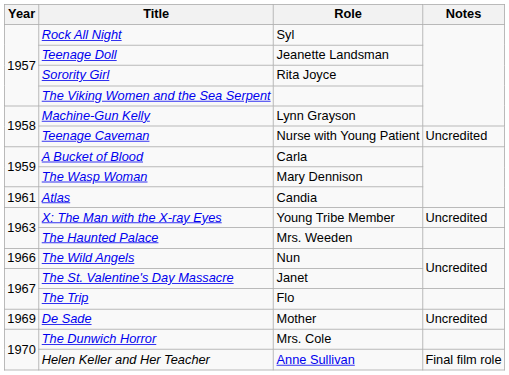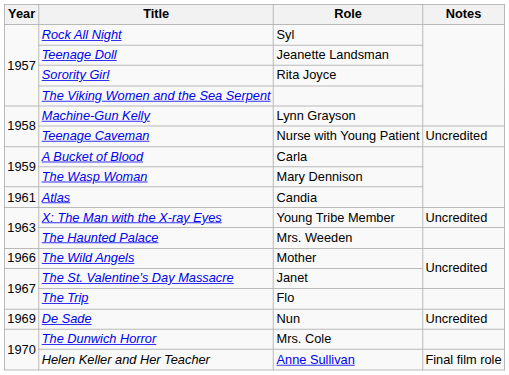(288, 258) Nun -> (296, 258) Mother
(296, 319) Mother -> (288, 319) Nun
